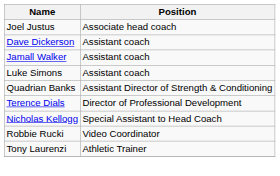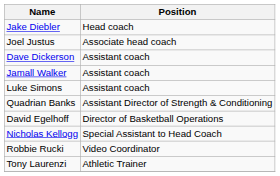+ row: (33, 27)
+ row: (38, 118)
- row: (36, 103)
